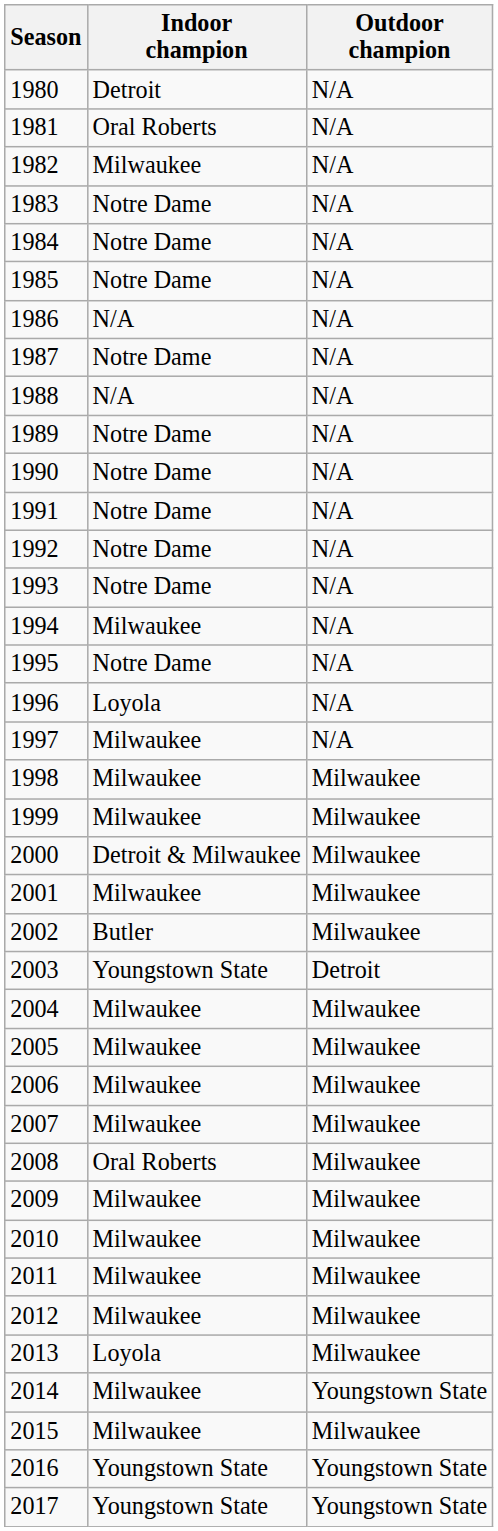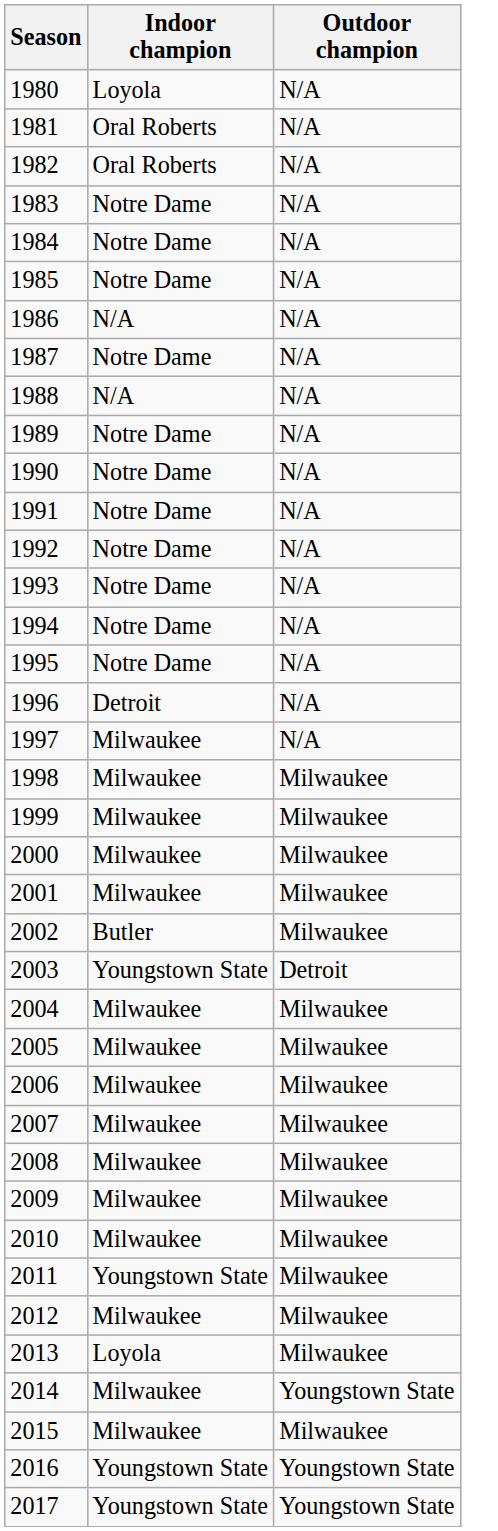(127, 89) Detroit -> (127, 89) Loyola
(147, 165) Milwaukee -> (155, 165) Oral Roberts
(147, 625) Milwaukee -> (152, 625) Notre Dame
(127, 702) Loyola -> (127, 702) Detroit
(197, 855) Detroit & Milwaukee -> (147, 855) Milwaukee
(155, 1162) Oral Roberts -> (147, 1162) Milwaukee
(147, 1276) Milwaukee -> (180, 1276) Youngstown State
